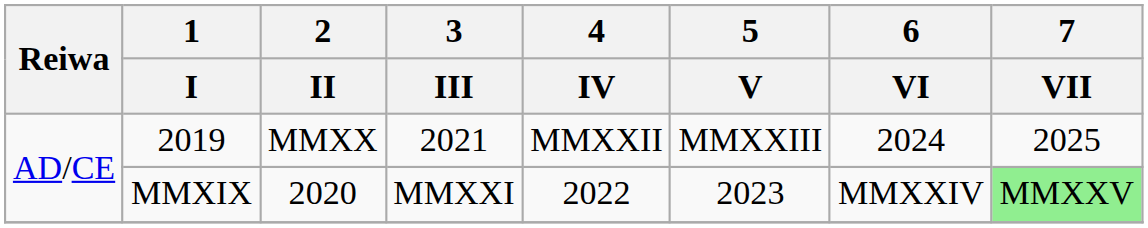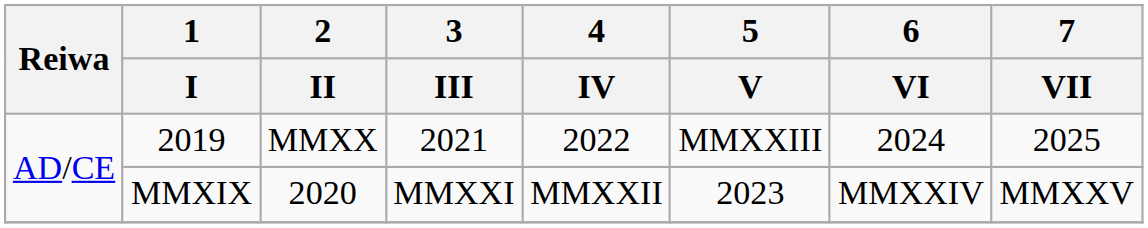(596, 139) MMXXII -> (596, 139) 2022
(596, 193) 2022 -> (596, 193) MMXXII
(1067, 193) lightgreen background -> (1067, 193) no background
